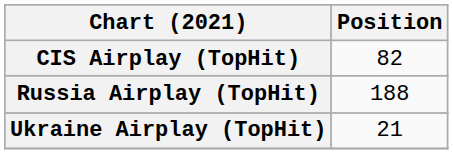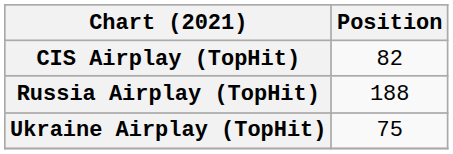(390, 130) 21 -> (390, 130) 75
